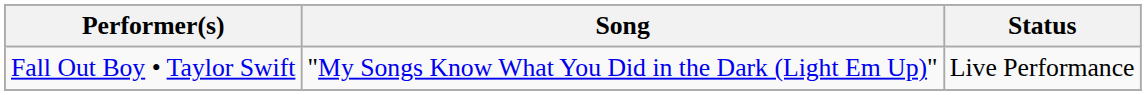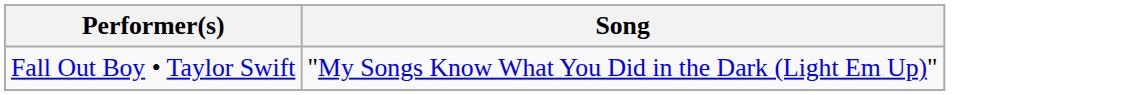- column: (1042, 25)
